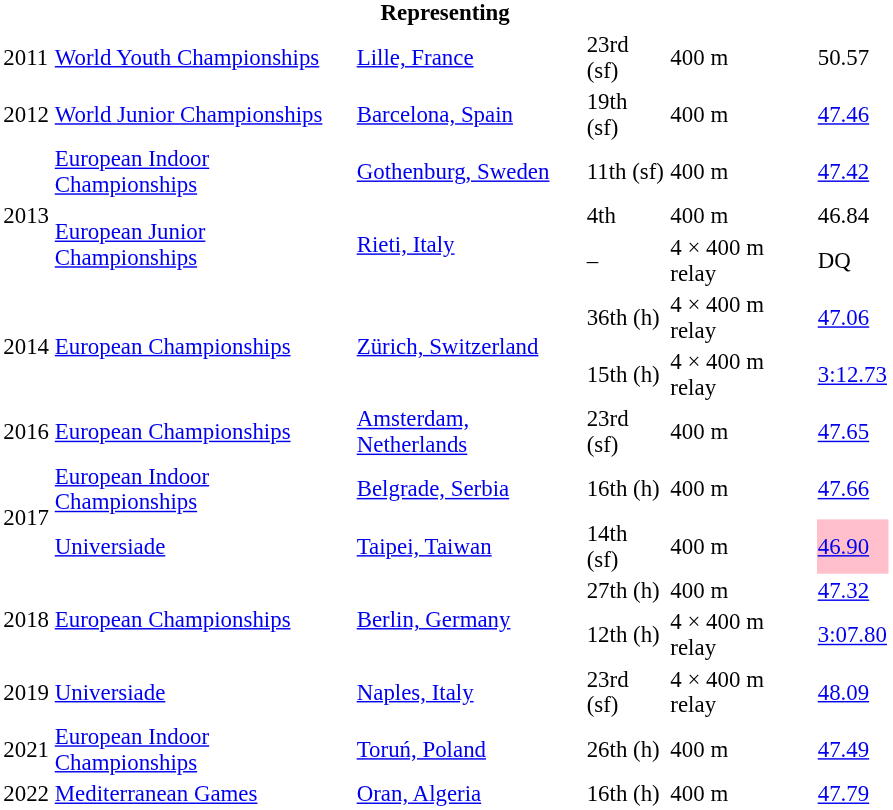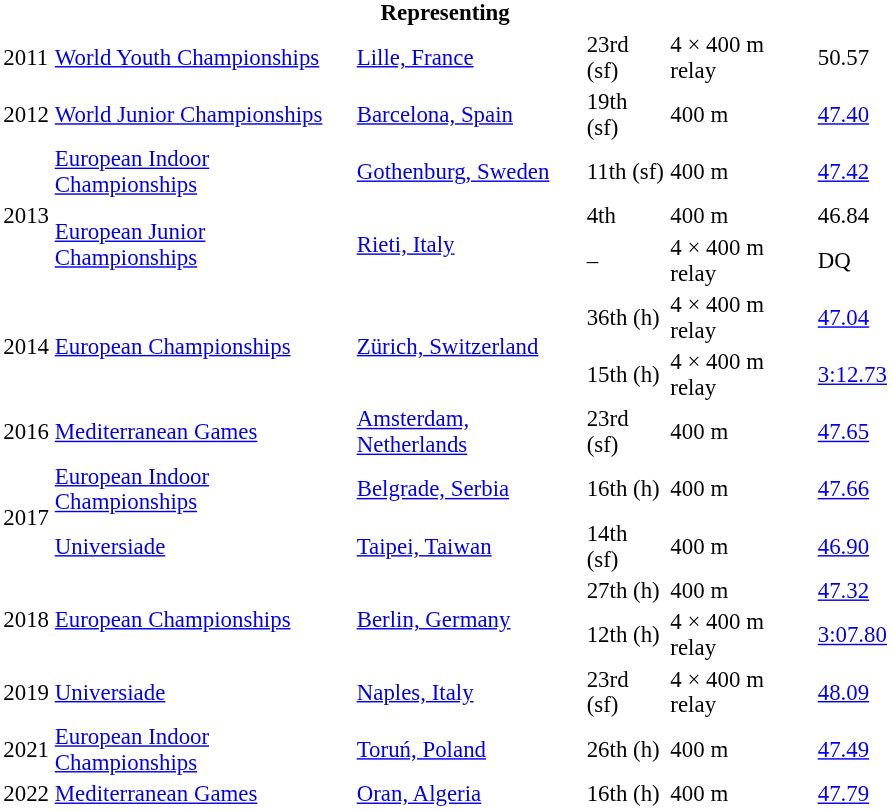(699, 57) 400 m -> (717, 57) 4 × 400 m relay
(843, 114) 47.46 -> (843, 114) 47.40
(843, 317) 47.06 -> (843, 317) 47.04
(173, 431) European Championships -> (156, 431) Mediterranean Games
(843, 546) pink background -> (843, 546) no background
